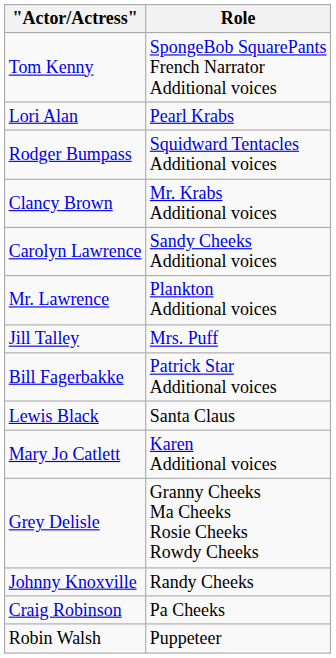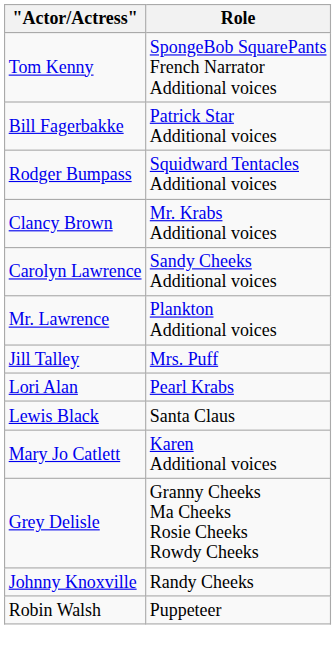rows swapped: (66, 377) <-> (43, 115)
- row: (65, 609)
